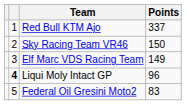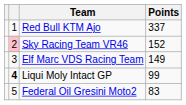(14, 44) no background -> (14, 44) pink background
(157, 44) 150 -> (157, 44) 152
(154, 75) 96 -> (154, 75) 99
